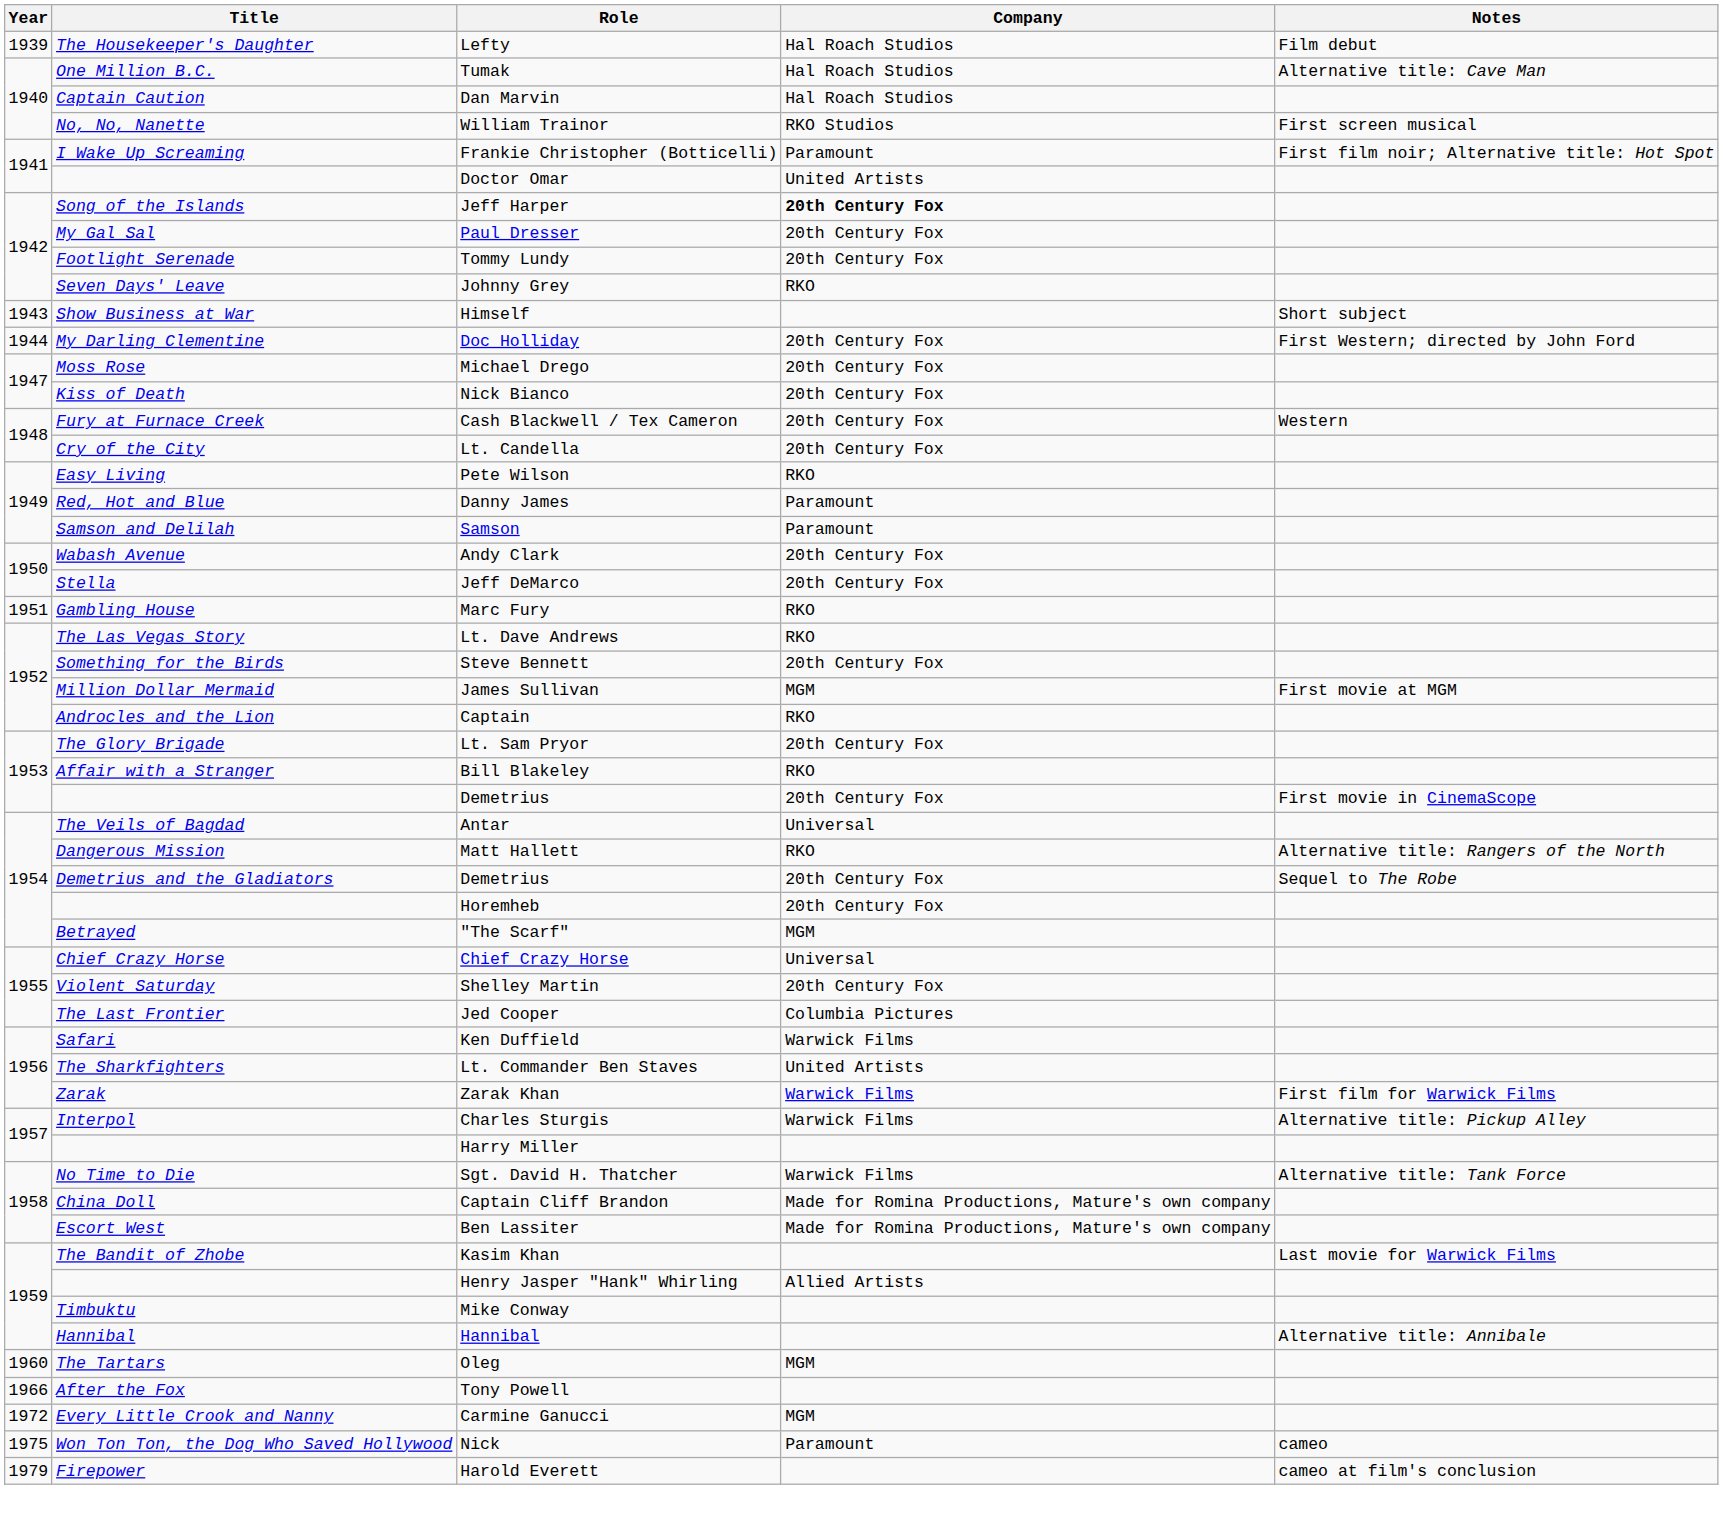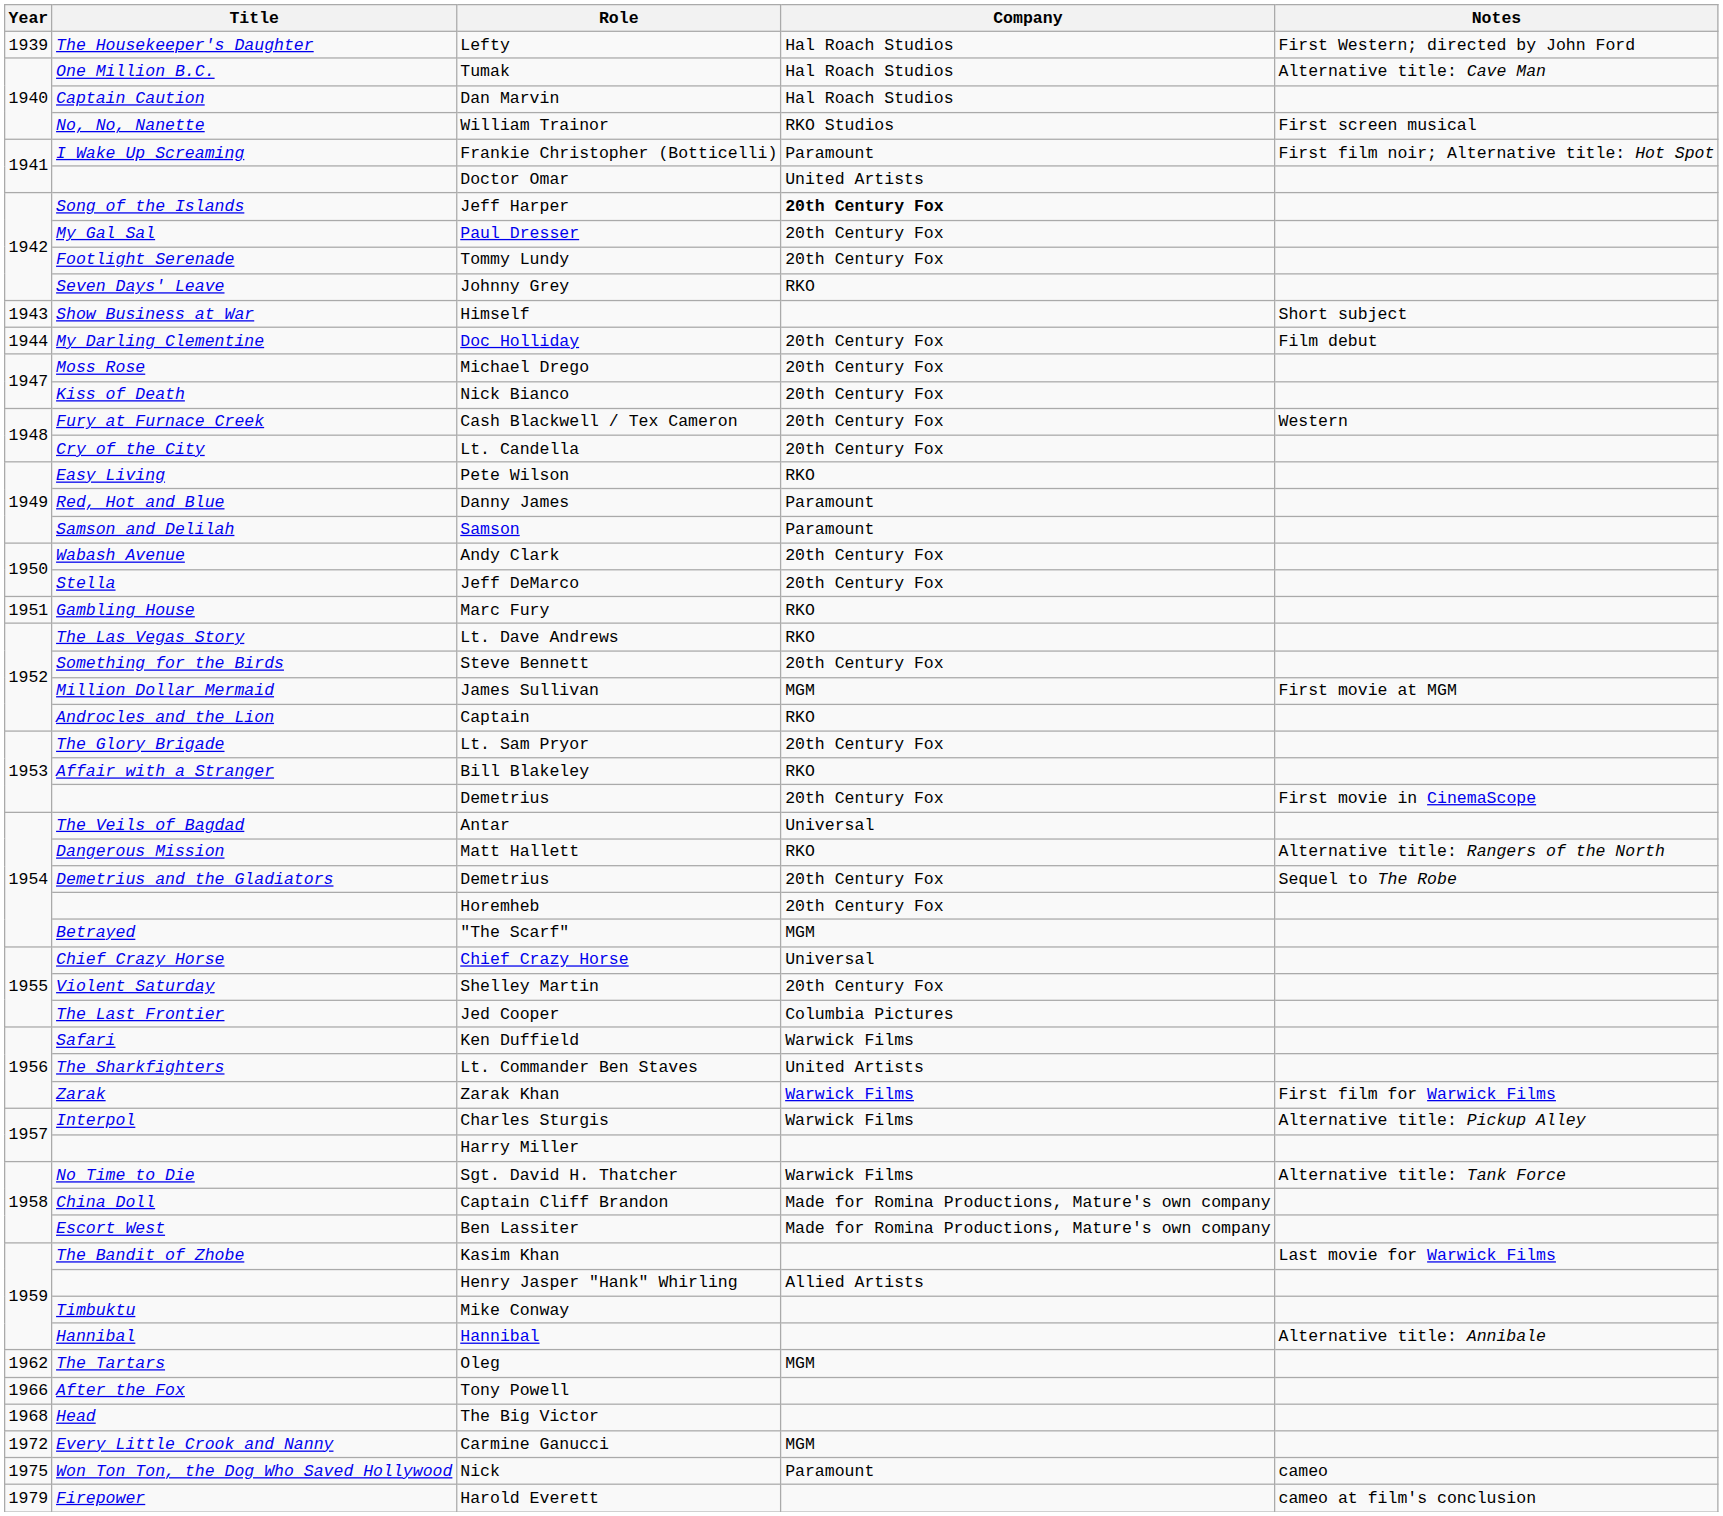(1328, 45) Film debut -> (1457, 45) First Western; directed by John Ford
(1457, 341) First Western; directed by John Ford -> (1328, 341) Film debut
(28, 1363) 1960 -> (28, 1363) 1962
+ row: (76, 1417)
